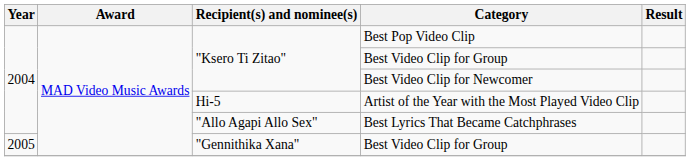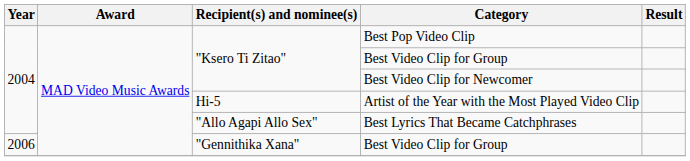(21, 144) 2005 -> (21, 144) 2006
